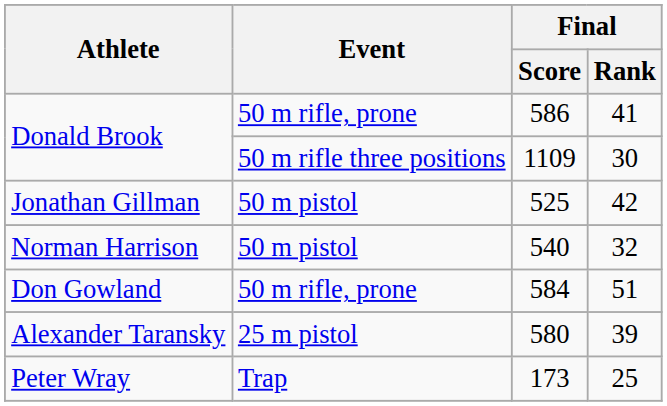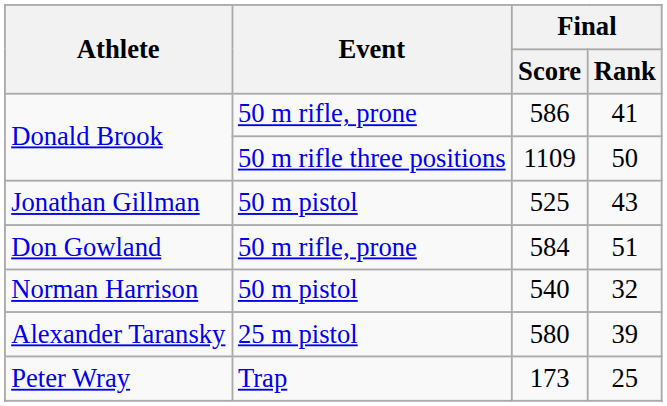(625, 158) 30 -> (625, 158) 50
(625, 202) 42 -> (625, 202) 43
rows swapped: (550, 290) <-> (550, 246)
